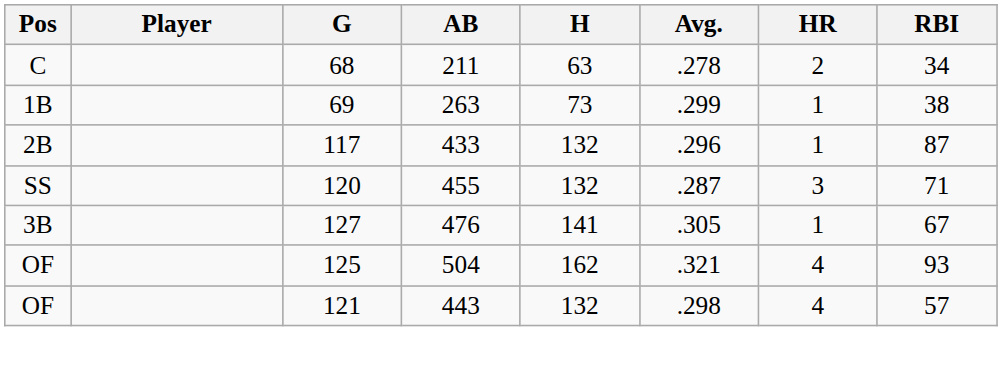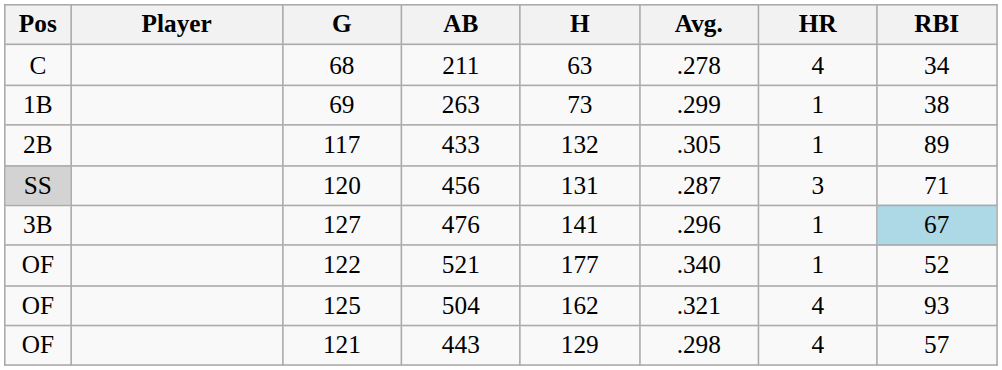(818, 64) 2 -> (818, 64) 4
(699, 144) .296 -> (699, 144) .305
(937, 144) 87 -> (937, 144) 89
(38, 184) no background -> (38, 184) lightgrey background
(461, 184) 455 -> (461, 184) 456
(580, 184) 132 -> (580, 184) 131
(699, 225) .305 -> (699, 225) .296
(937, 225) no background -> (937, 225) lightblue background
+ row: (342, 265)
(580, 305) 132 -> (580, 345) 129
